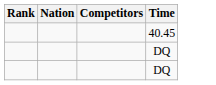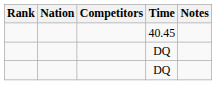+ column: (195, 13)
